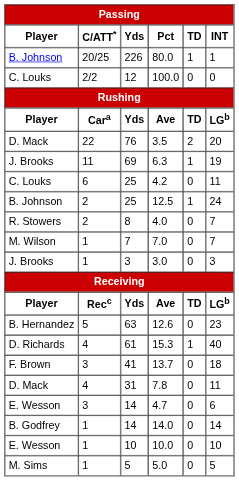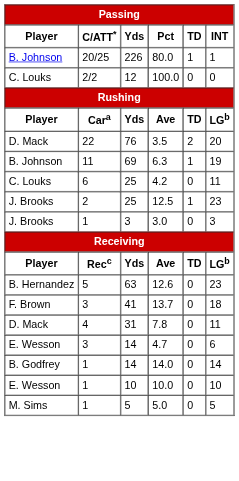(31, 161) J. Brooks -> (36, 161) B. Johnson
(36, 201) B. Johnson -> (31, 201) J. Brooks
(215, 201) 24 -> (215, 201) 23
- row: (160, 221)
- row: (160, 241)
- row: (163, 345)
